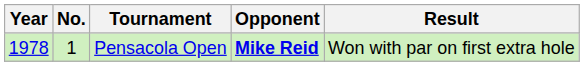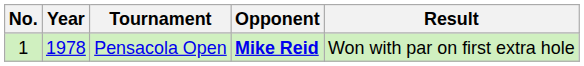columns swapped: (71, 19) <-> (29, 19)
